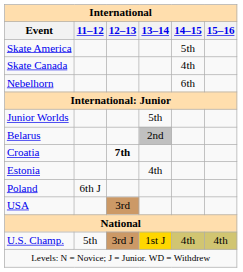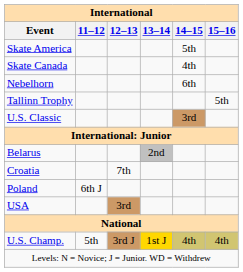+ row: (40, 100)
+ row: (34, 118)
- row: (38, 118)
(123, 153) bold -> (124, 170) normal
- row: (23, 170)
